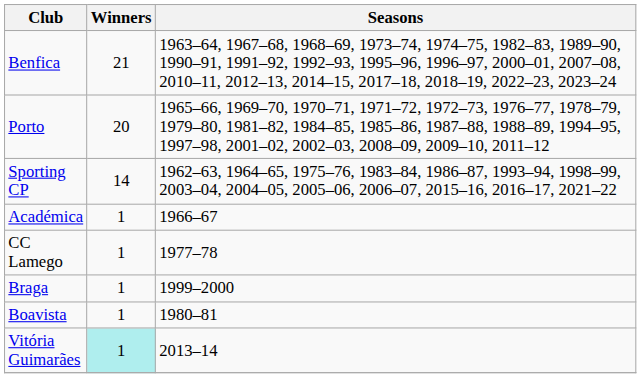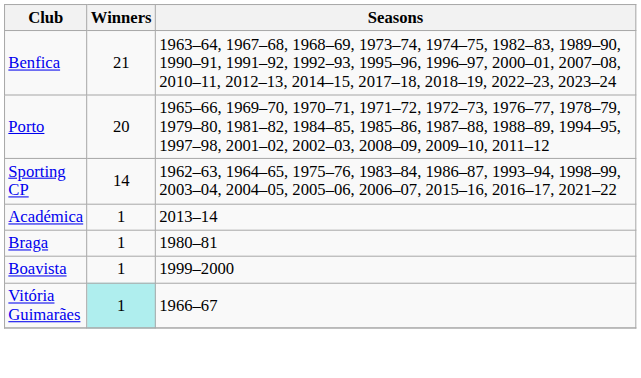(188, 216) 1966–67 -> (188, 216) 2013–14
- row: (36, 252)
(197, 288) 1999–2000 -> (188, 243) 1980–81
(188, 314) 1980–81 -> (197, 269) 1999–2000
(188, 350) 2013–14 -> (188, 305) 1966–67
